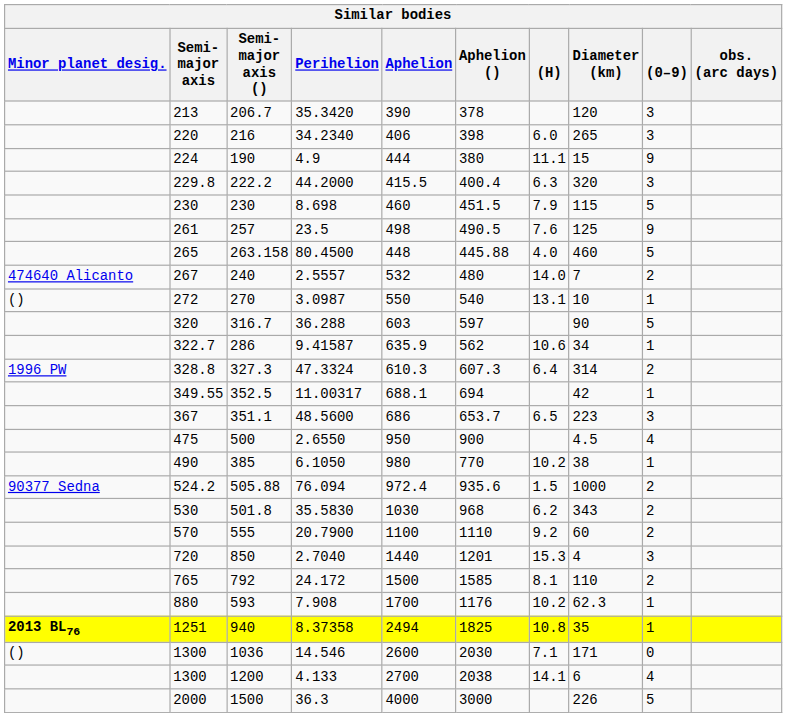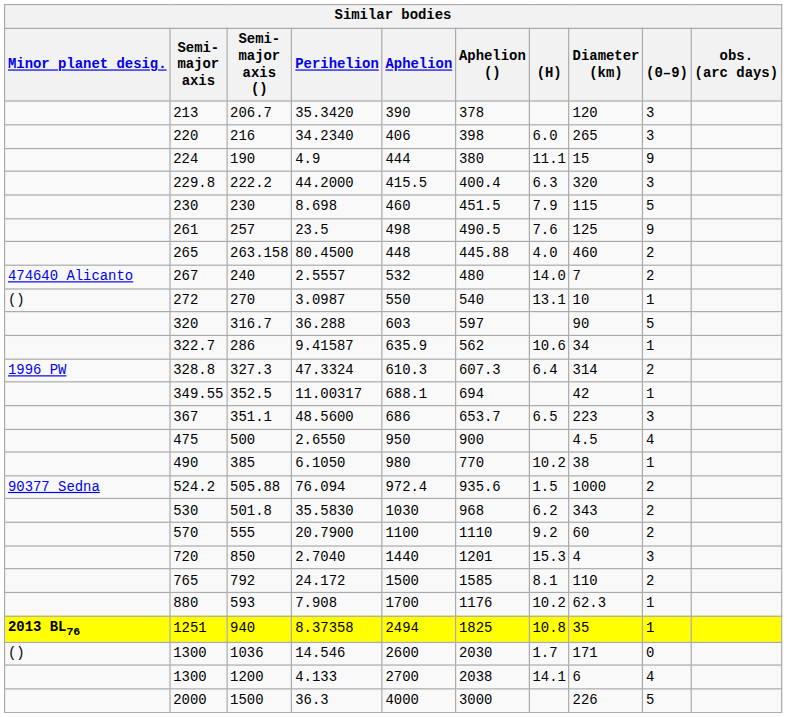(650, 253) 5 -> (650, 253) 2
(545, 654) 7.1 -> (545, 654) 1.7
